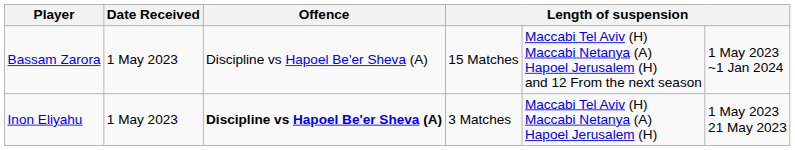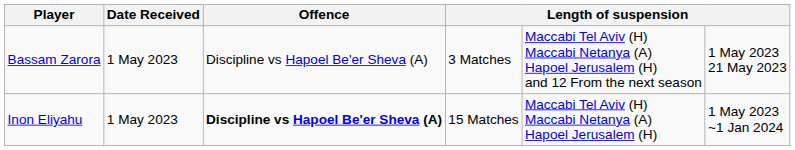(484, 59) 15 Matches -> (480, 59) 3 Matches
(746, 59) 1 May 2023 ~1 Jan 2024 -> (747, 59) 1 May 2023 21 May 2023
(480, 119) 3 Matches -> (484, 119) 15 Matches
(747, 119) 1 May 2023 21 May 2023 -> (746, 119) 1 May 2023 ~1 Jan 2024
